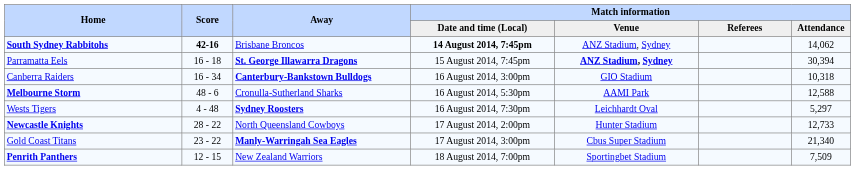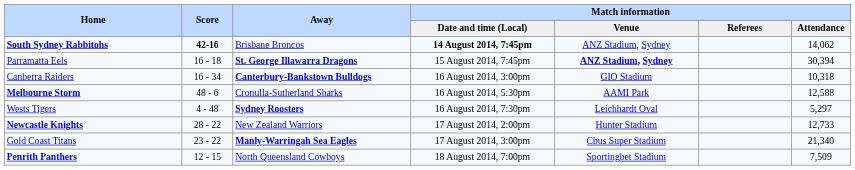(290, 125) North Queensland Cowboys -> (279, 125) New Zealand Warriors
(279, 157) New Zealand Warriors -> (290, 157) North Queensland Cowboys
